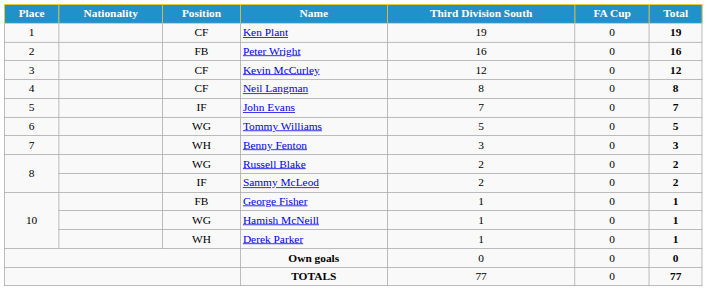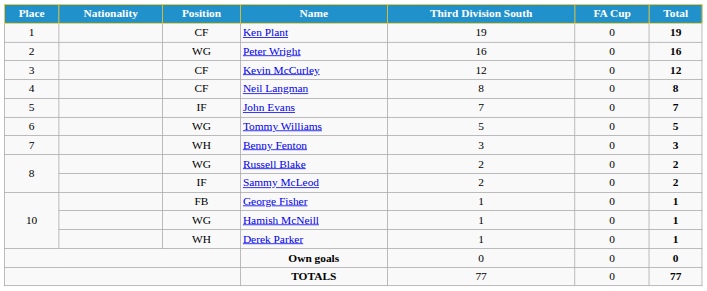(201, 51) FB -> (201, 51) WG
